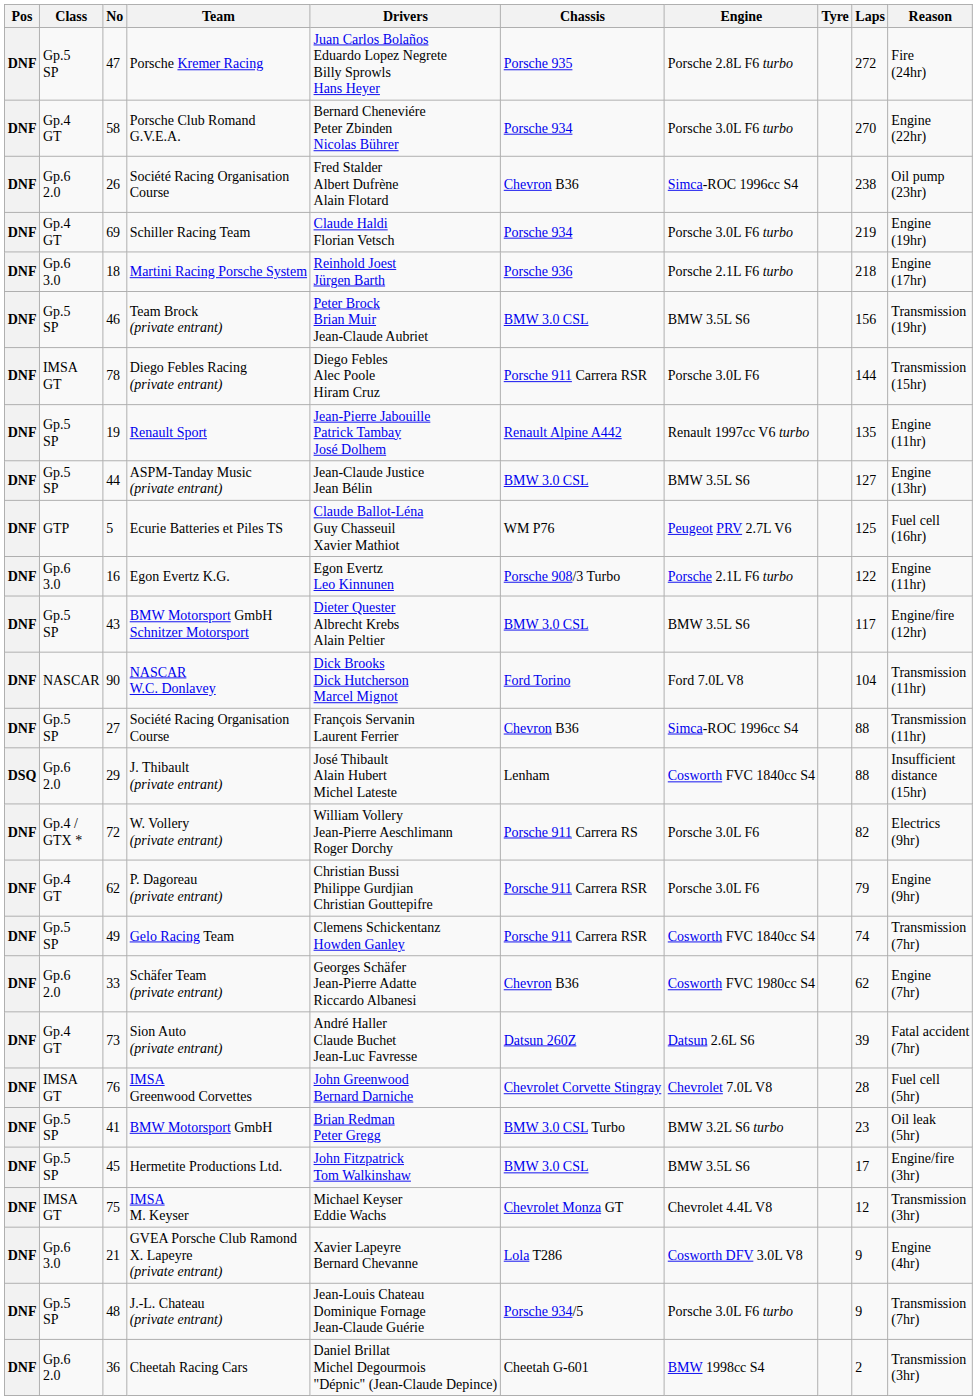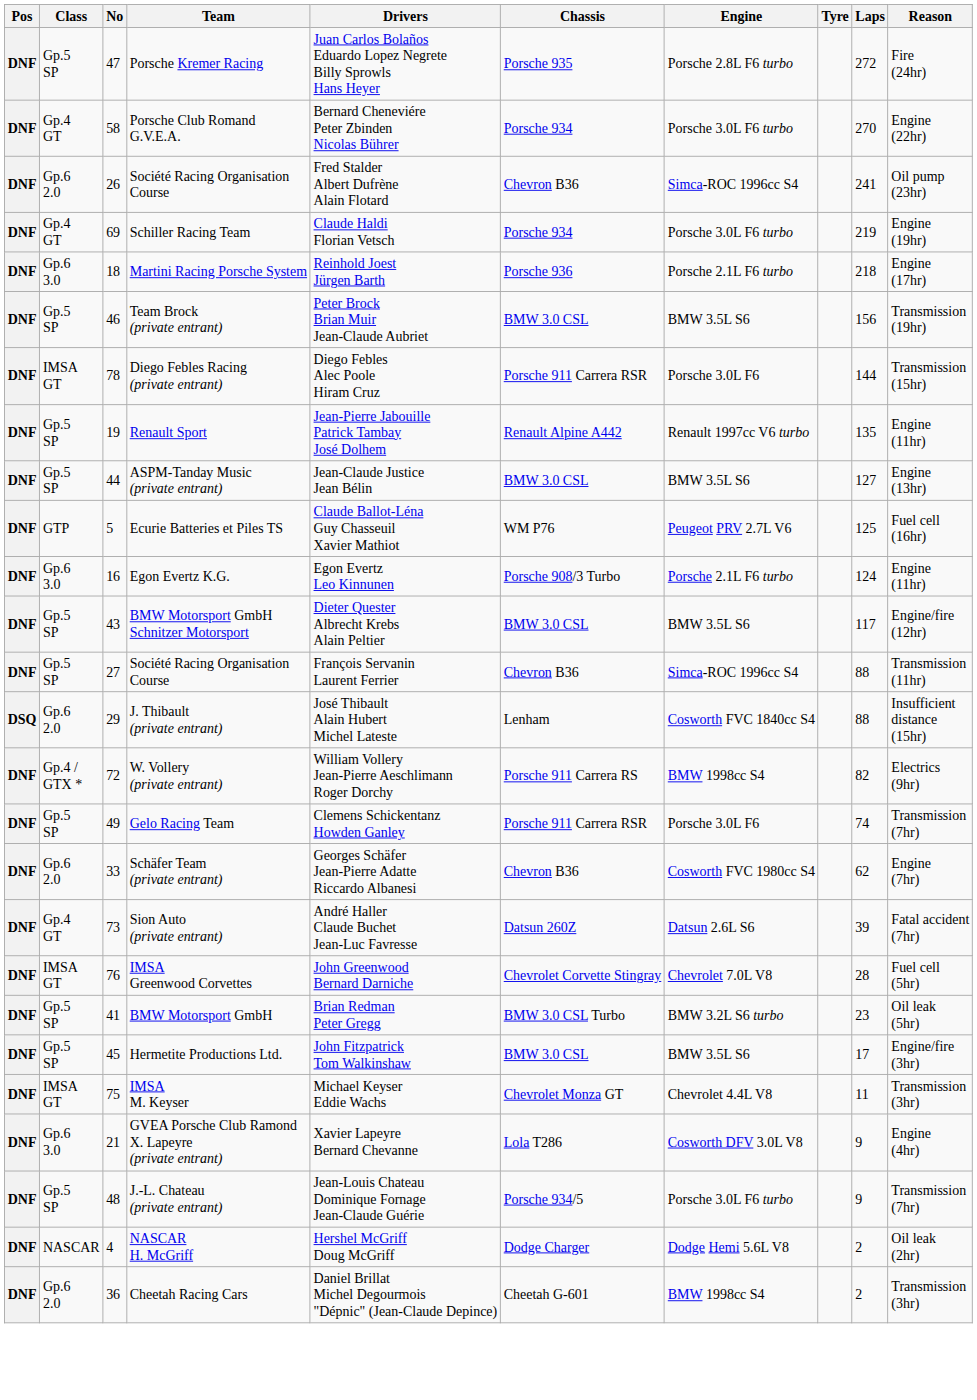(866, 184) 238 -> (866, 184) 241
(866, 576) 122 -> (866, 576) 124
- row: (113, 680)
(714, 832) Porsche 3.0L F6 -> (716, 776) BMW 1998cc S4
- row: (113, 888)
(741, 936) Cosworth FVC 1840cc S4 -> (714, 823) Porsche 3.0L F6
(862, 1207) 12 -> (862, 1094) 11
+ row: (110, 1246)
